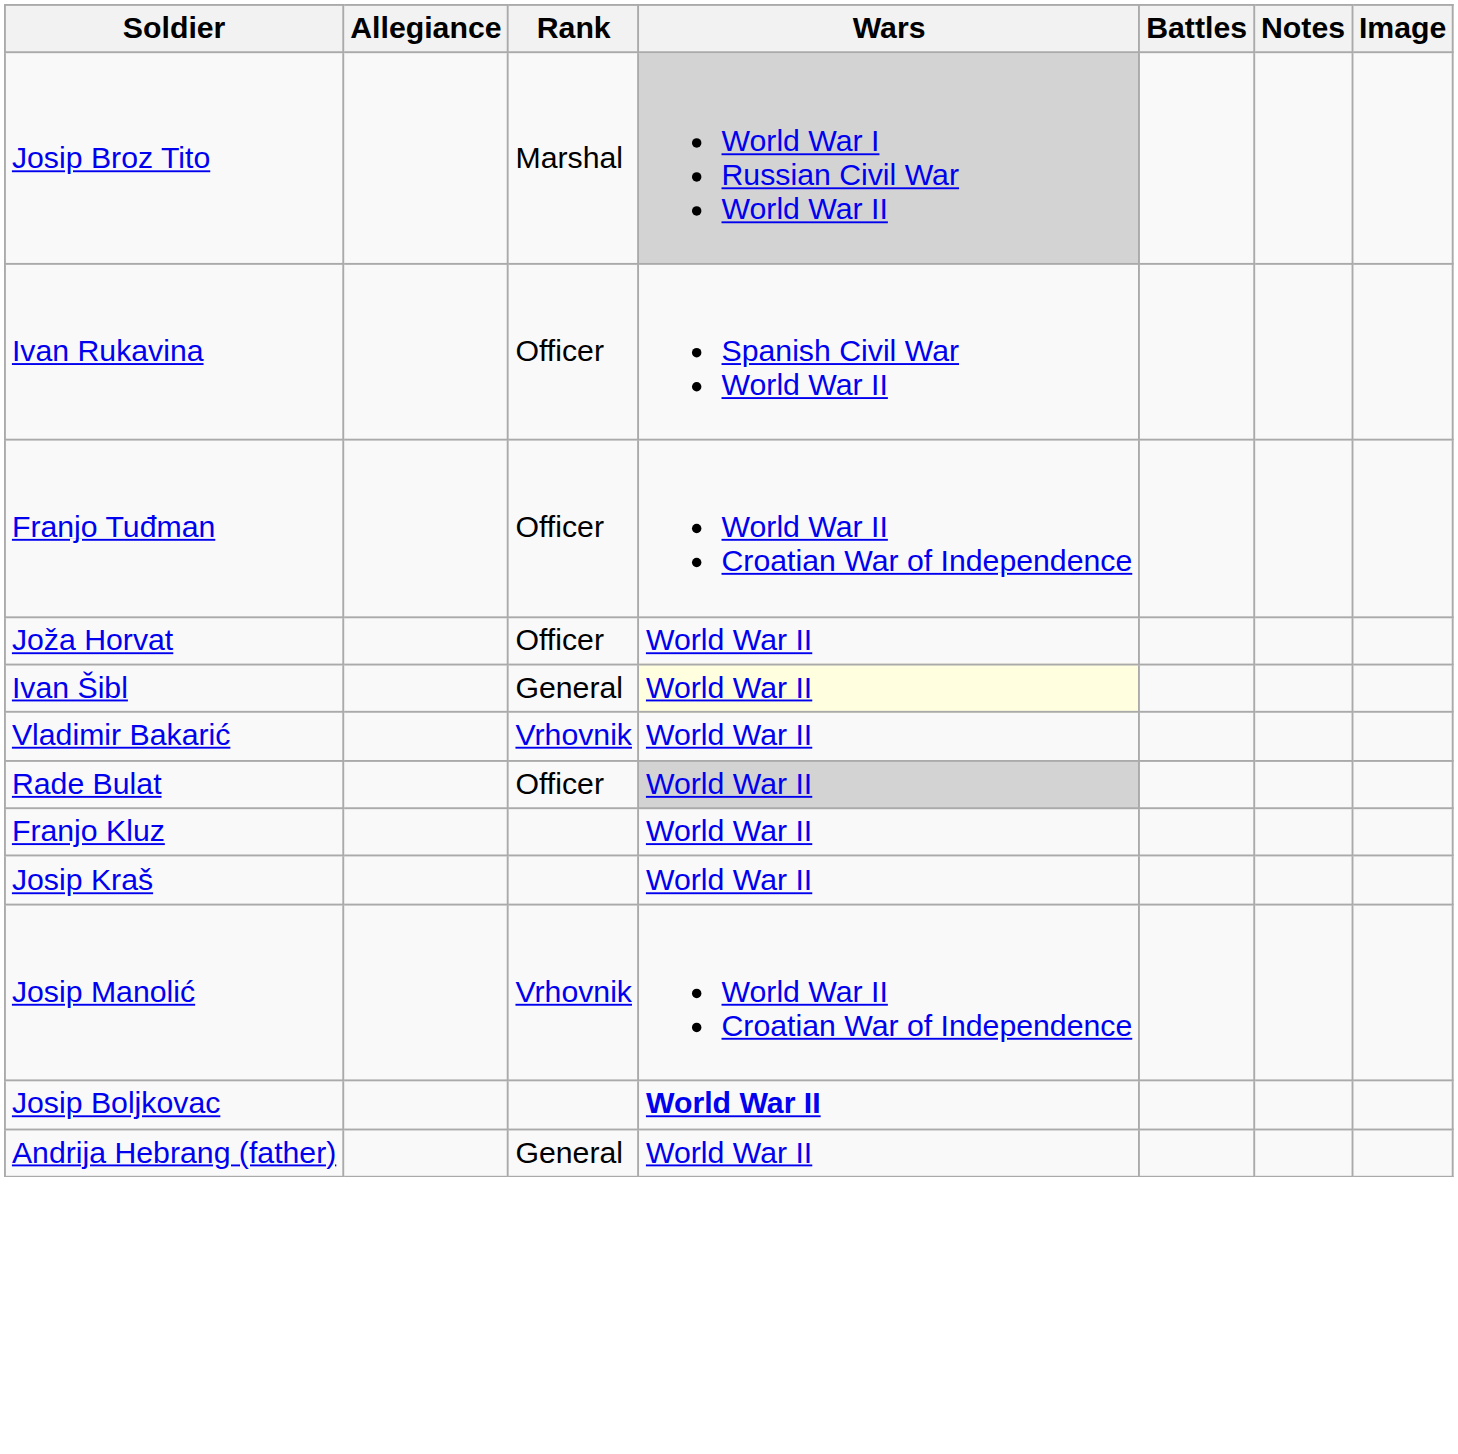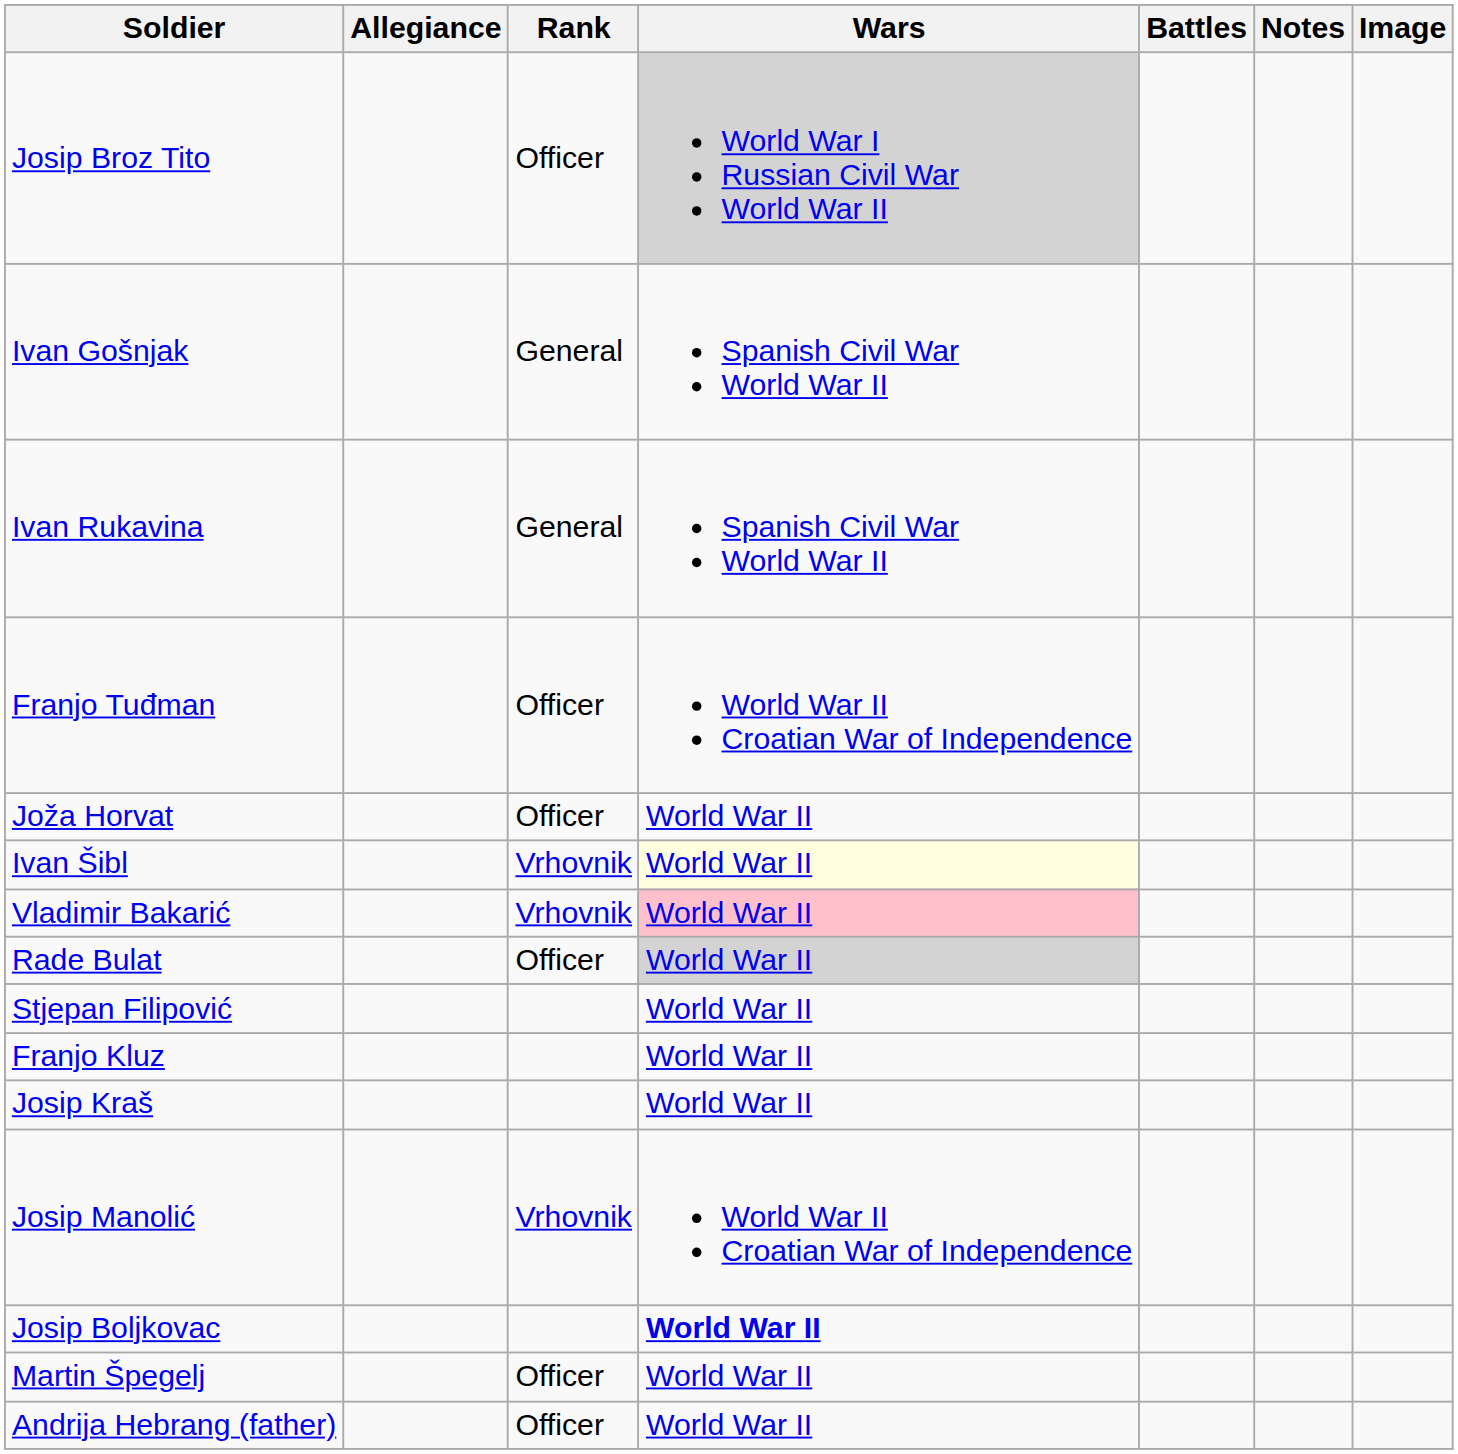(569, 157) Marshal -> (560, 157) Officer
+ row: (100, 351)
(560, 351) Officer -> (569, 527) General
(569, 687) General -> (574, 864) Vrhovnik
(729, 735) no background -> (729, 912) pink background
+ row: (122, 1008)
+ row: (109, 1376)
(569, 1152) General -> (560, 1424) Officer
